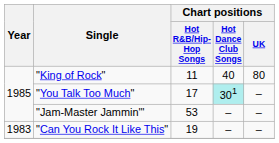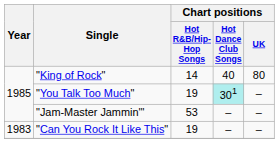(192, 75) 11 -> (192, 75) 14
(192, 94) 17 -> (192, 94) 19
